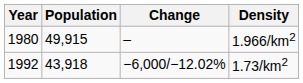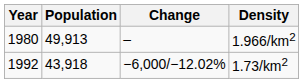(66, 39) 49,915 -> (66, 39) 49,913
